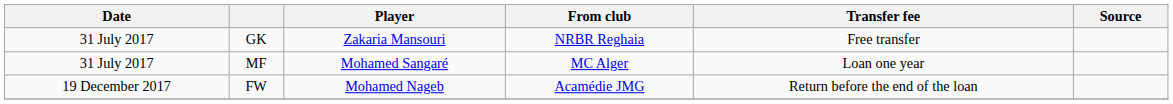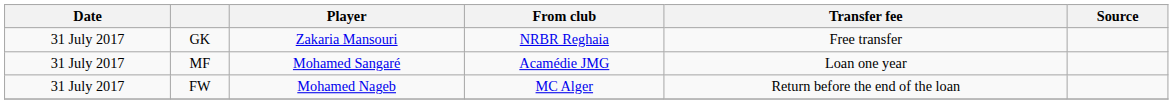(599, 62) MC Alger -> (564, 62) Acamédie JMG
(117, 86) 19 December 2017 -> (88, 86) 31 July 2017
(599, 86) Acamédie JMG -> (564, 86) MC Alger
